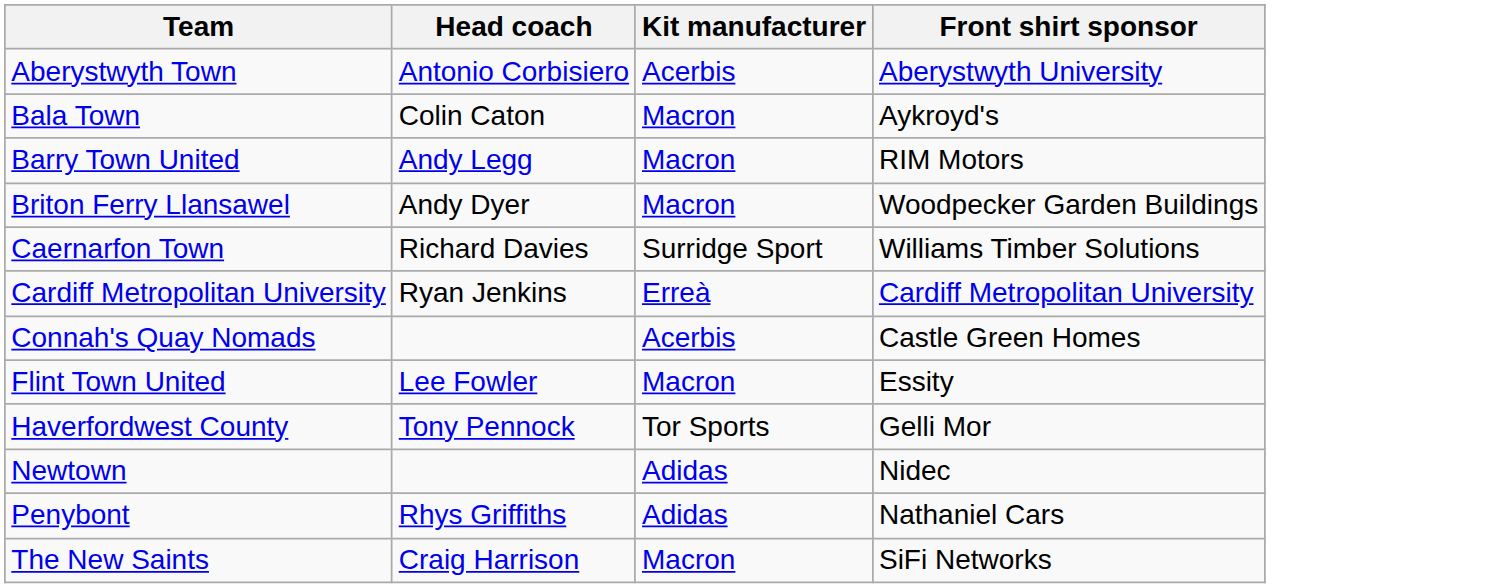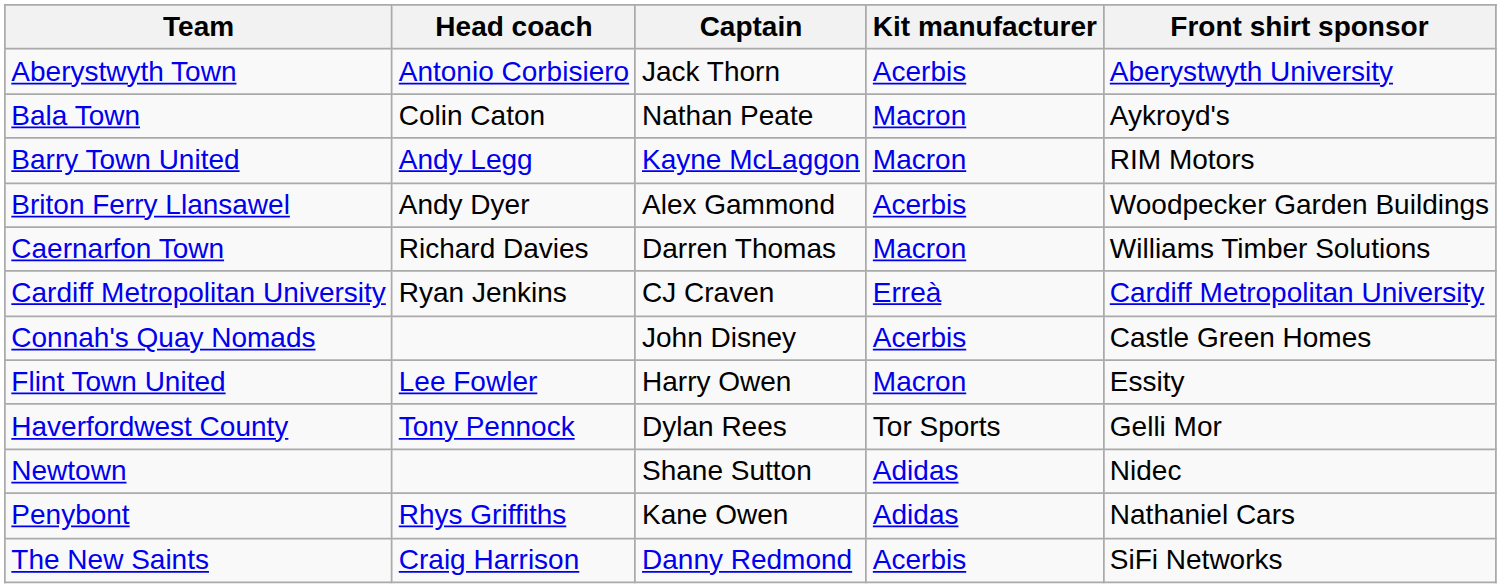+ column: (751, 26)
(689, 204) Macron -> (920, 204) Acerbis
(732, 248) Surridge Sport -> (920, 248) Macron
(689, 559) Macron -> (920, 559) Acerbis
